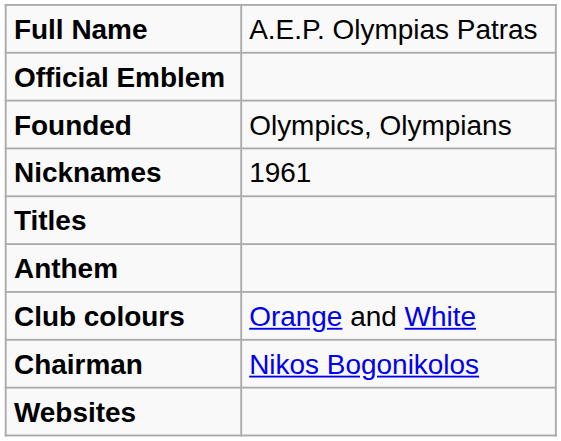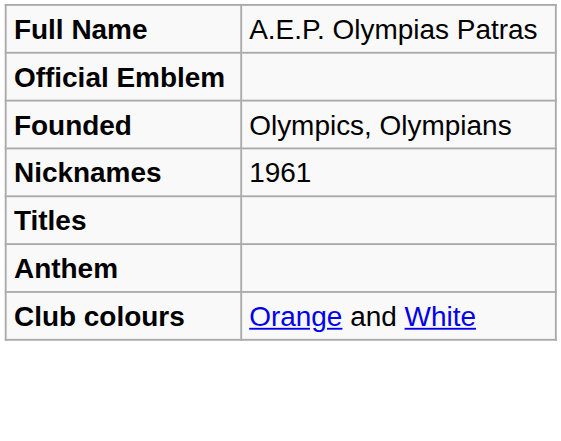- row: (78, 364)
- row: (75, 412)
